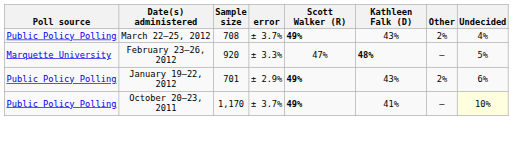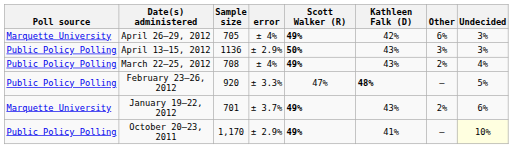+ row: (166, 36)
+ row: (166, 50)
(267, 36) ± 3.7% -> (267, 64) ± 4%
(59, 55) Marquette University -> (61, 83) Public Policy Polling
(61, 79) Public Policy Polling -> (59, 108) Marquette University
(267, 79) ± 2.9% -> (267, 108) ± 3.7%
(267, 103) ± 3.7% -> (267, 132) ± 2.9%
